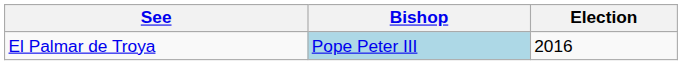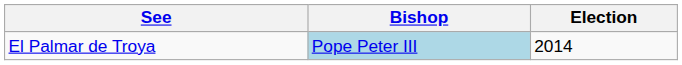(553, 45) 2016 -> (553, 45) 2014
